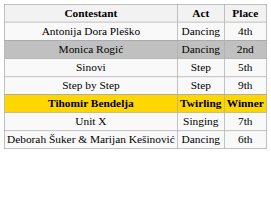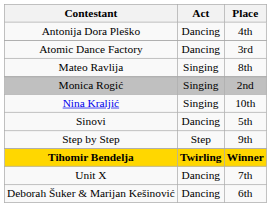+ row: (91, 49)
+ row: (91, 67)
(201, 49) Dancing -> (201, 85) Singing
+ row: (91, 103)
(201, 67) Step -> (201, 121) Dancing
(201, 121) Singing -> (201, 175) Dancing
